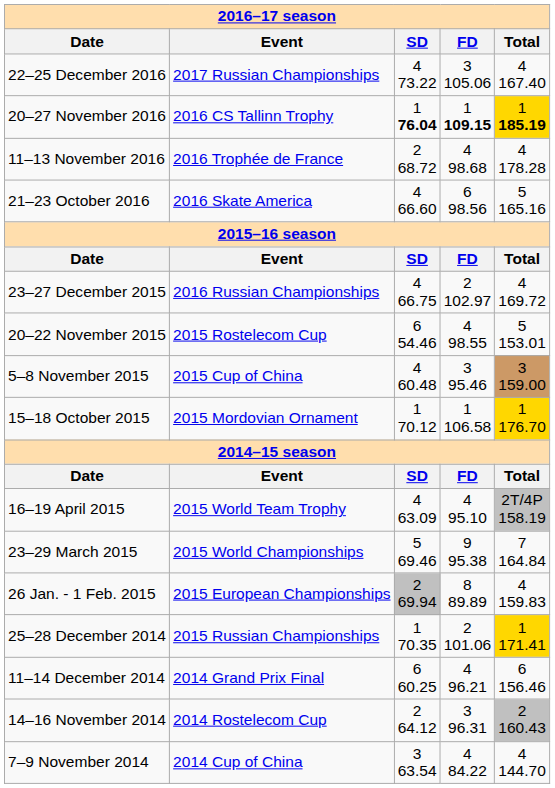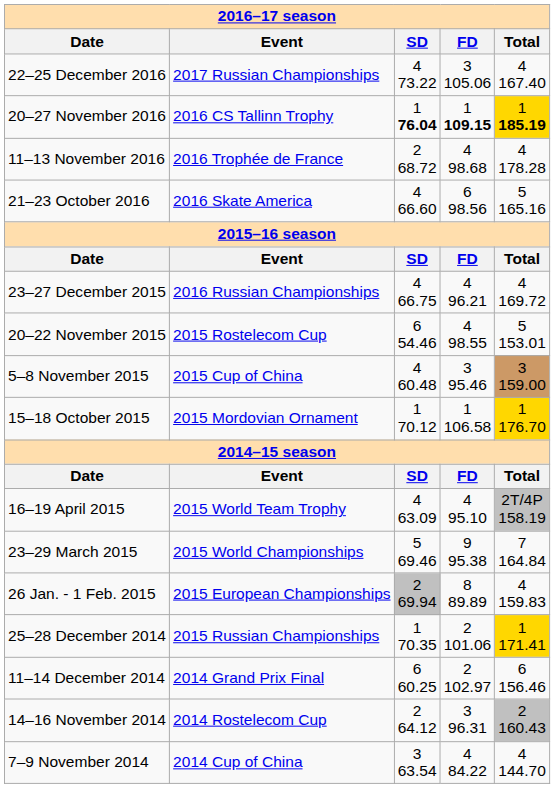(467, 292) 2 102.97 -> (467, 292) 4 96.21
(467, 678) 4 96.21 -> (467, 678) 2 102.97
